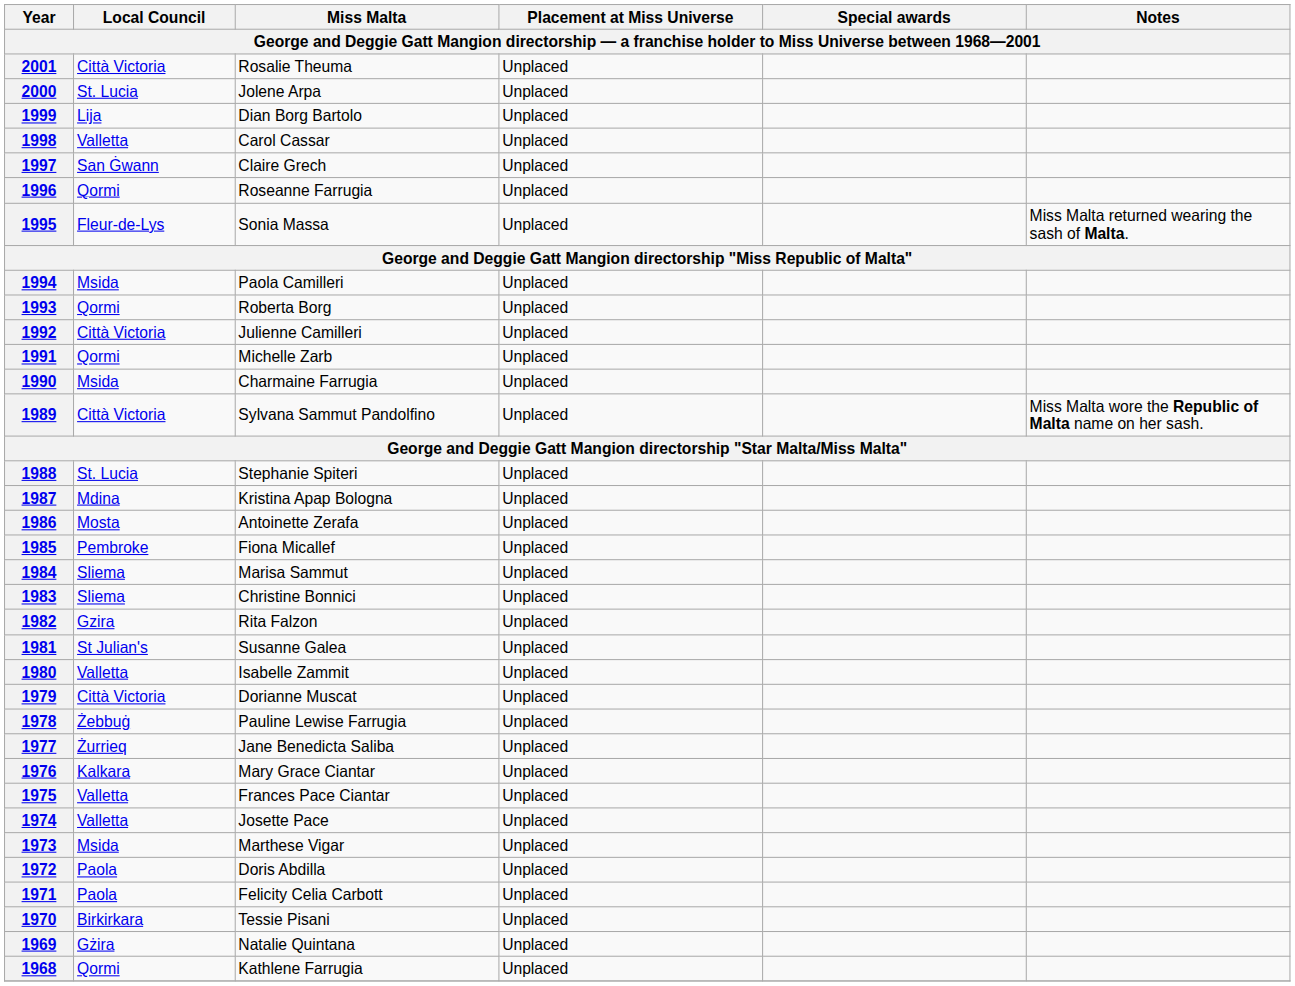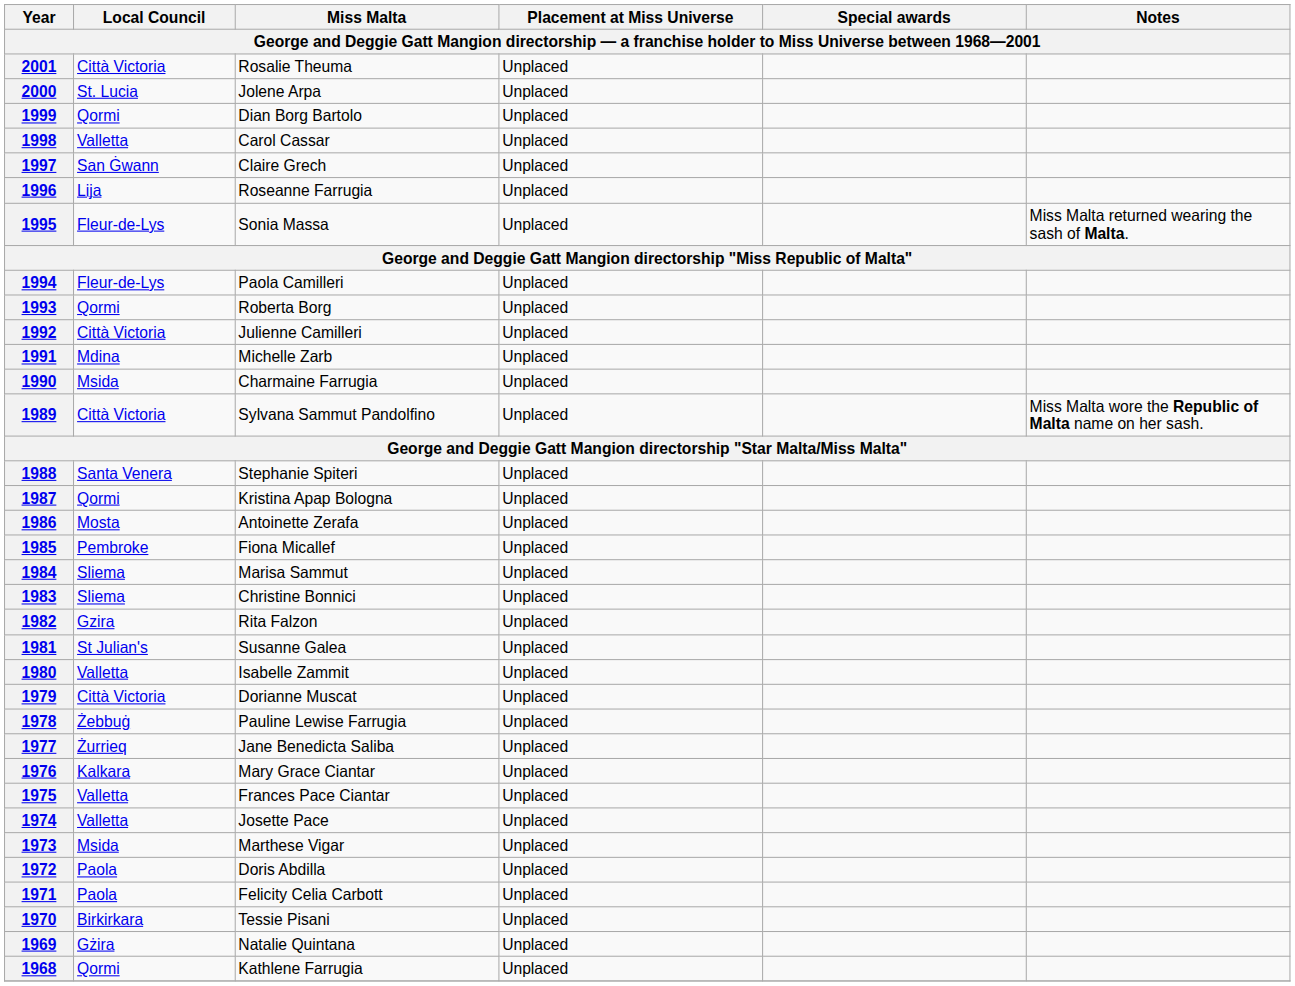(89, 116) Lija -> (98, 116) Qormi
(98, 191) Qormi -> (89, 191) Lija
(98, 282) Msida -> (121, 282) Fleur-de-Lys
(98, 357) Qormi -> (98, 357) Mdina
(108, 473) St. Lucia -> (124, 473) Santa Venera
(98, 498) Mdina -> (98, 498) Qormi
